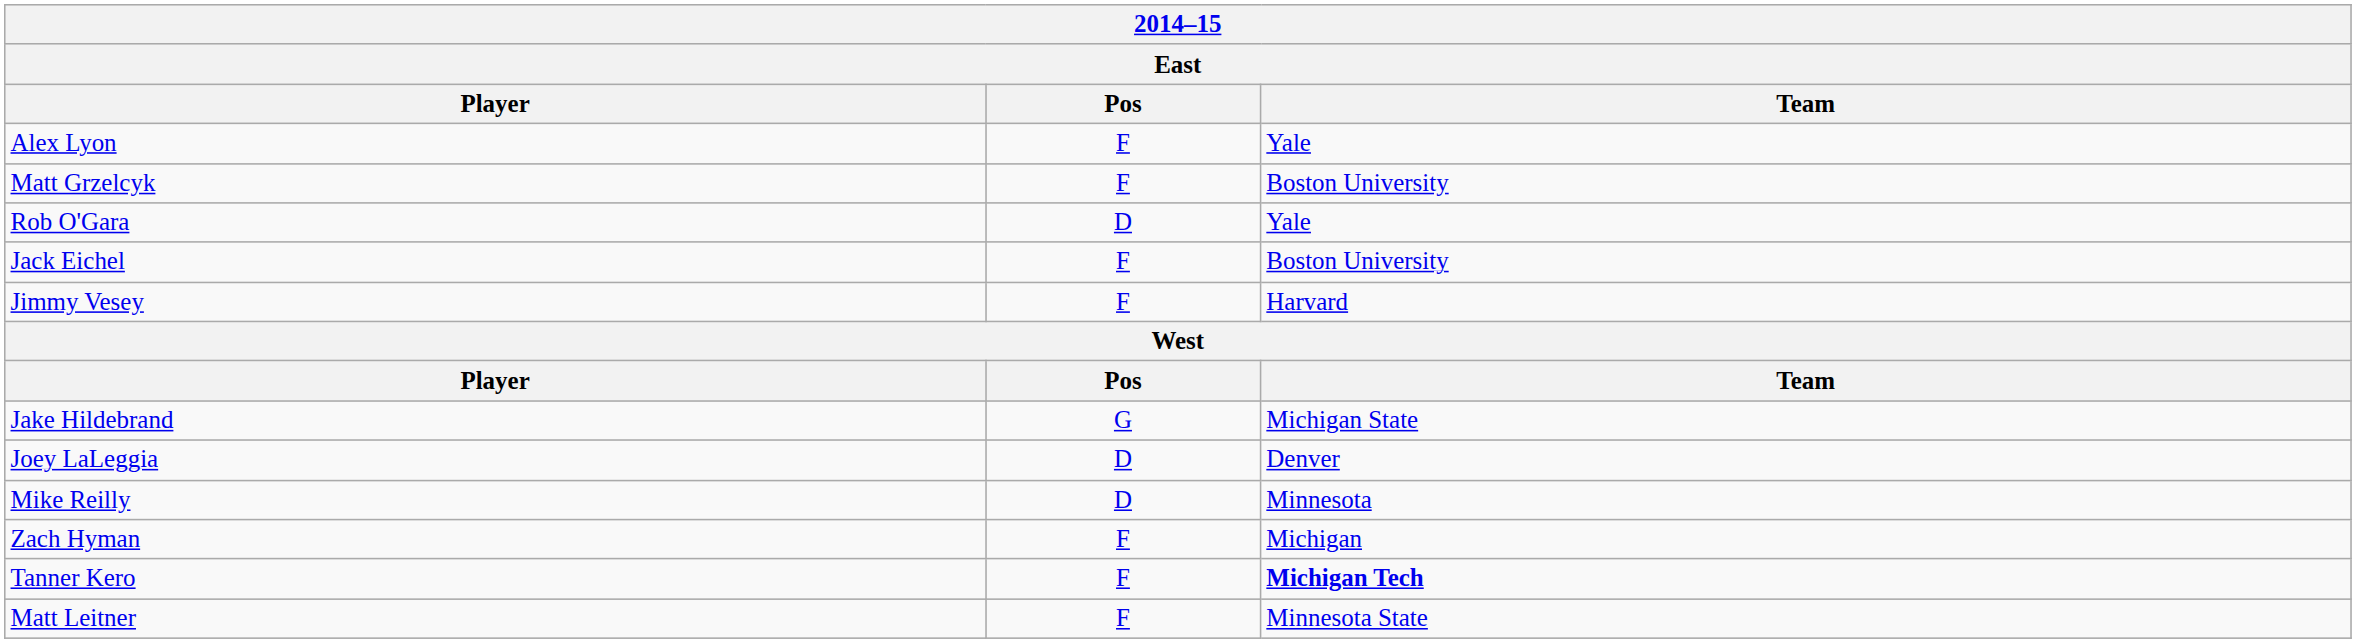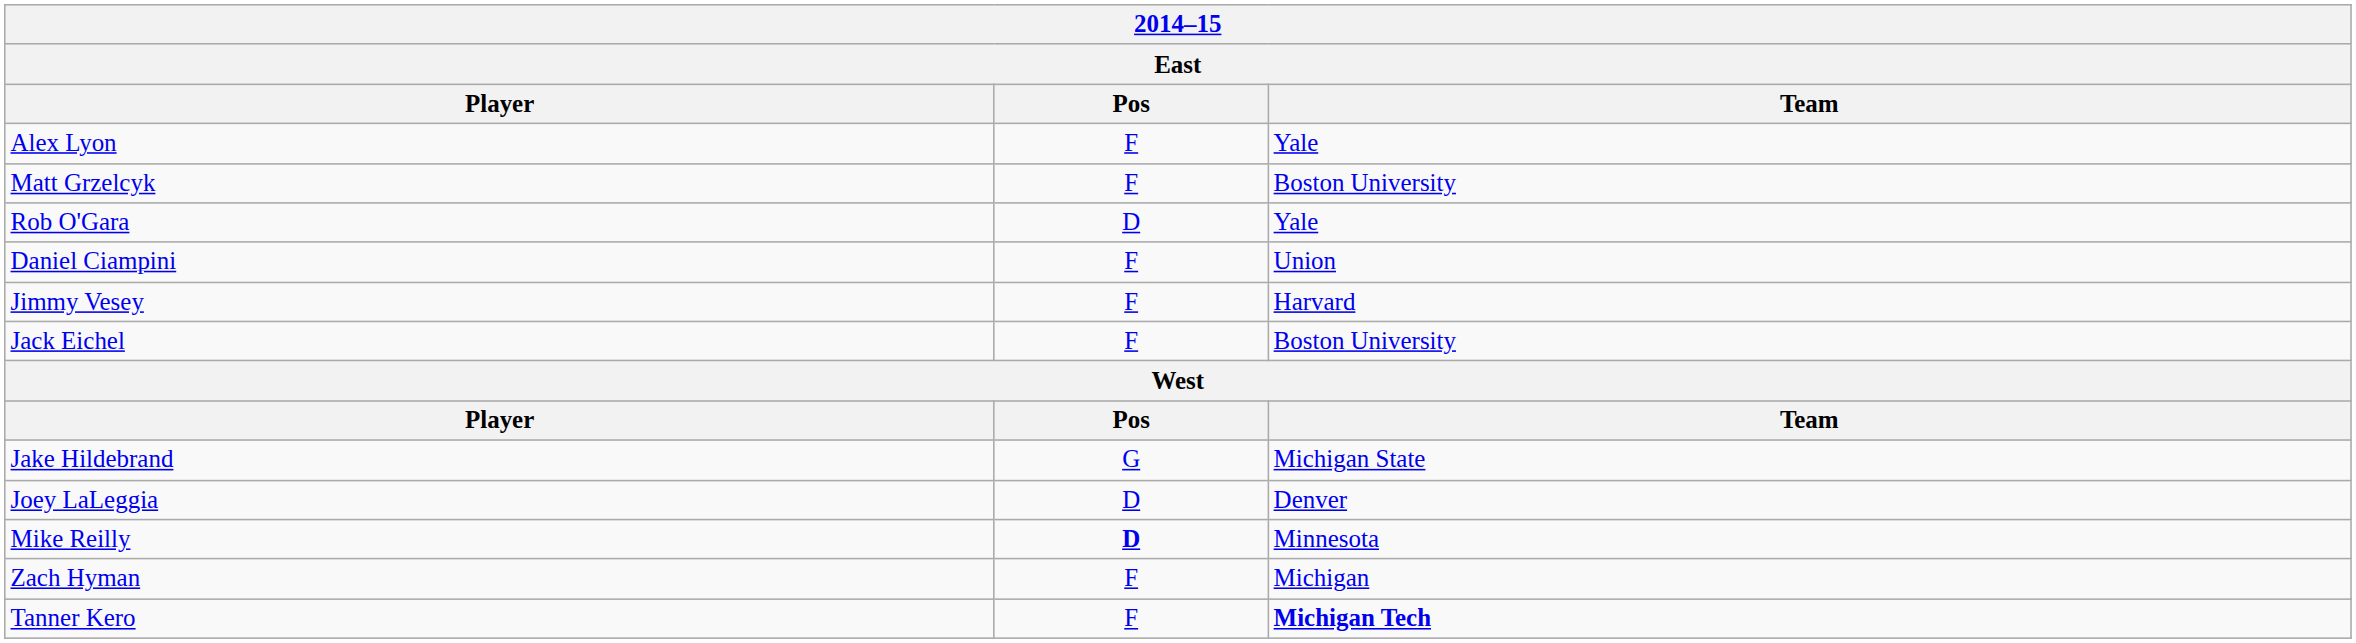+ row: (93, 261)
rows swapped: (68, 261) <-> (77, 301)
(1123, 499) normal -> (1131, 538) bold
- row: (73, 618)
